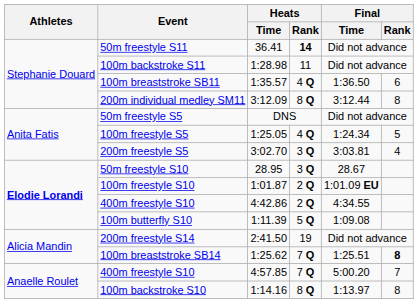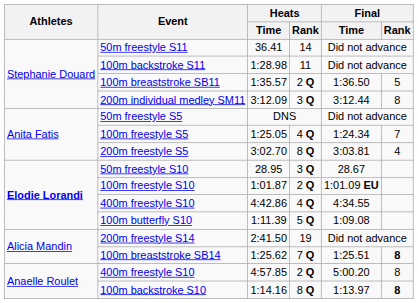(305, 48) bold -> (305, 48) normal
(305, 83) 4 Q -> (305, 83) 2 Q
(397, 83) 6 -> (397, 83) 5
(305, 100) 8 Q -> (305, 100) 3 Q
(397, 134) 5 -> (397, 134) 7
(305, 152) 3 Q -> (305, 152) 8 Q
(305, 204) 2 Q -> (305, 204) 4 Q
(305, 273) 7 Q -> (305, 273) 2 Q
(397, 273) 7 -> (397, 273) 8
(397, 290) normal -> (397, 290) bold
